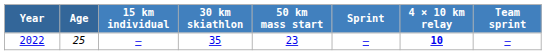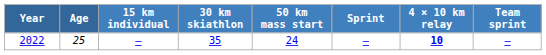(292, 42) 23 -> (292, 42) 24
